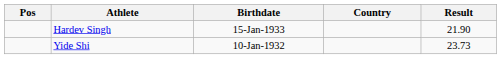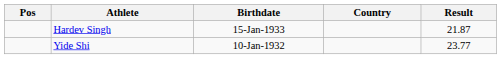(459, 29) 21.90 -> (459, 29) 21.87
(459, 45) 23.73 -> (459, 45) 23.77
